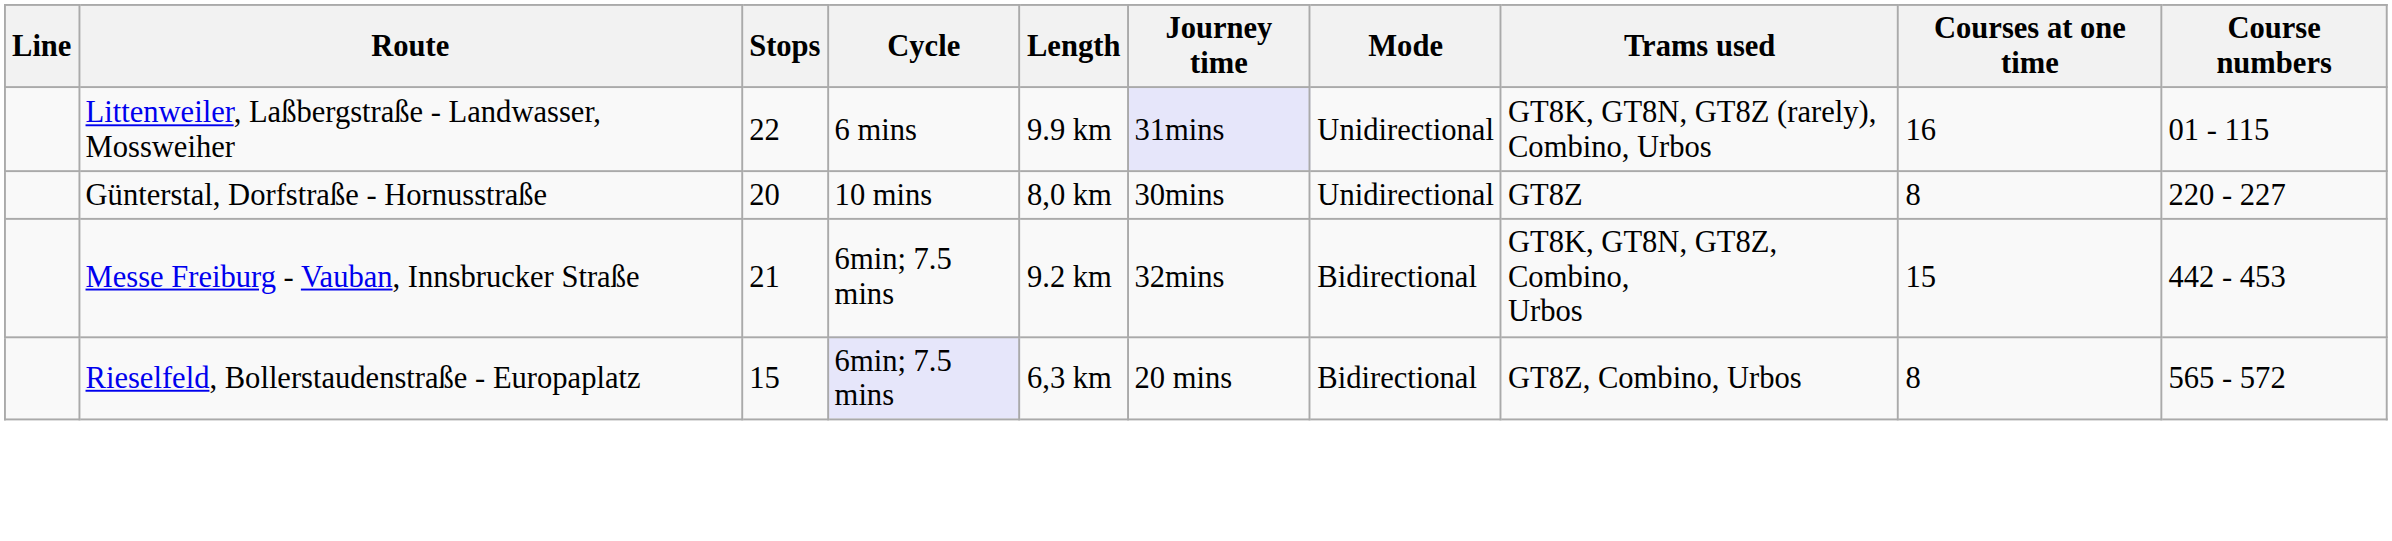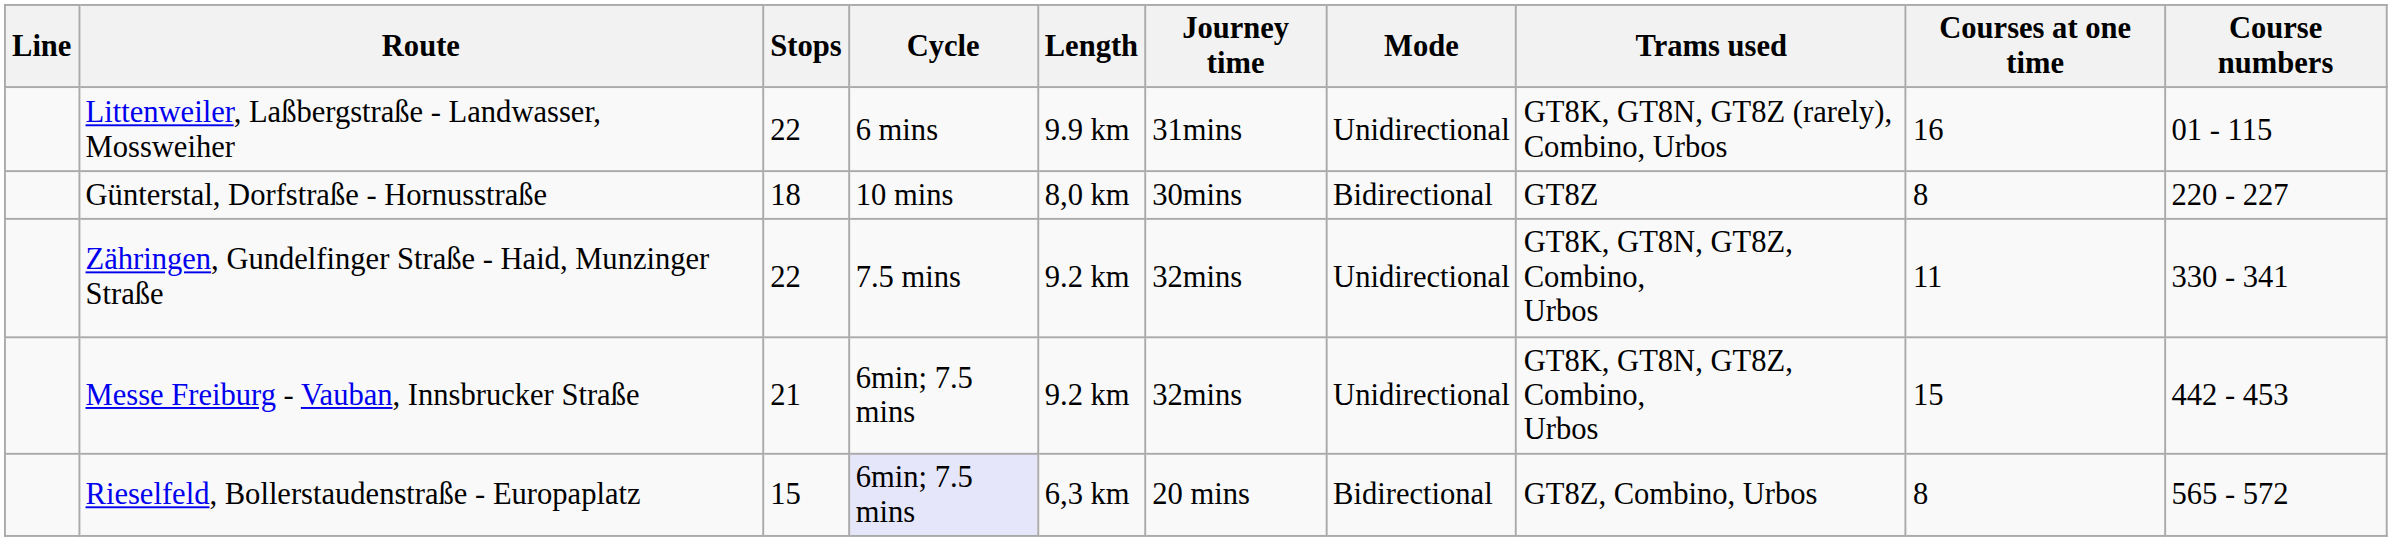(1179, 128) lavender background -> (1197, 128) no background
(764, 194) 20 -> (786, 194) 18
(1406, 194) Unidirectional -> (1413, 194) Bidirectional
+ row: (397, 277)
(1397, 277) Bidirectional -> (1421, 394) Unidirectional
